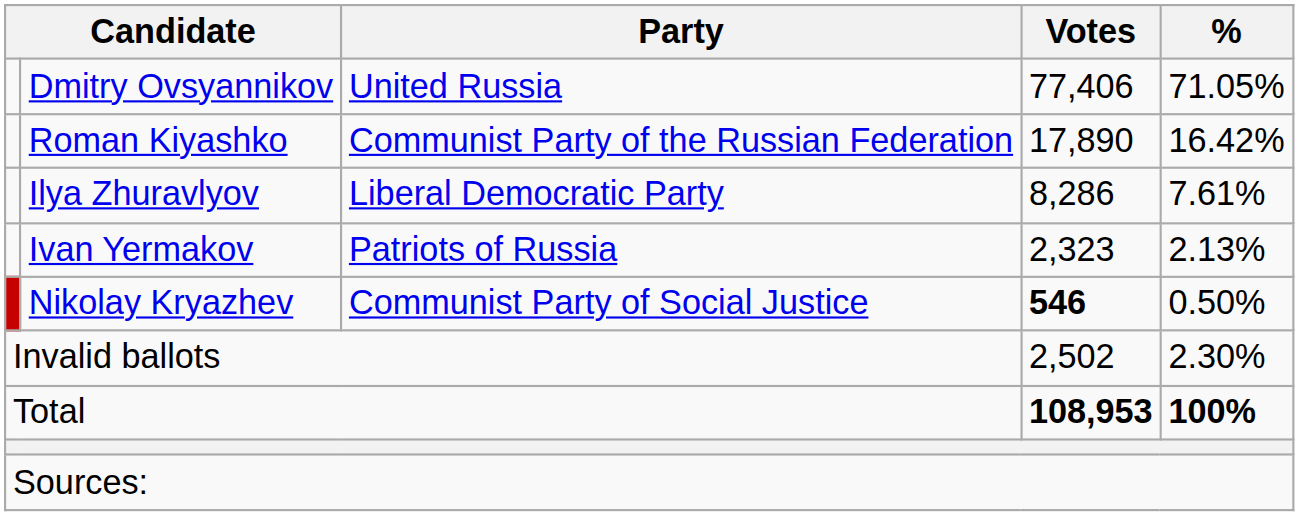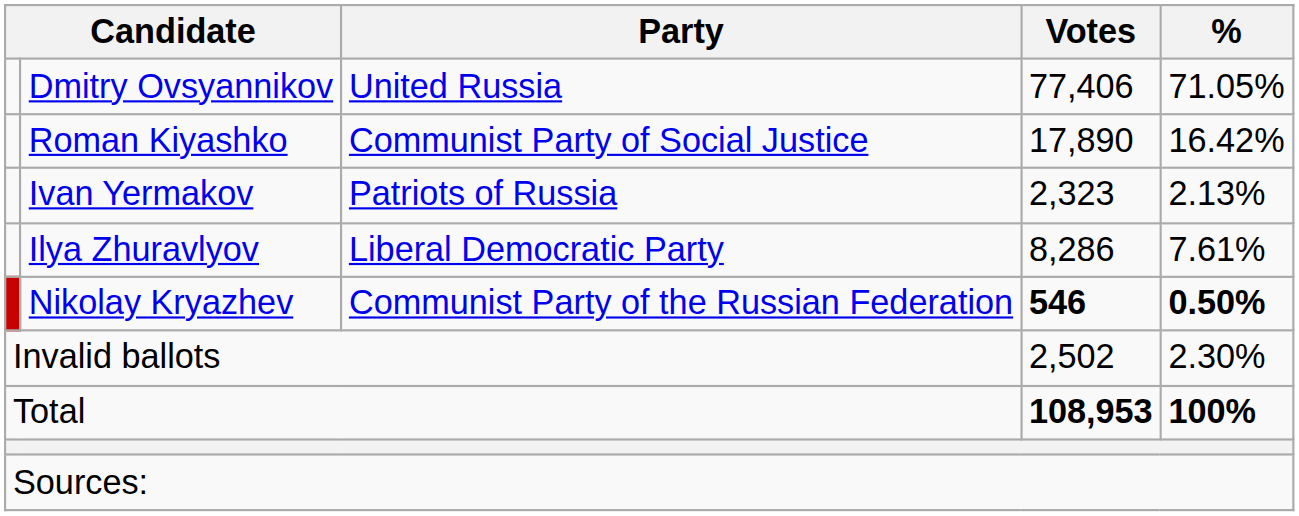(681, 140) Communist Party of the Russian Federation -> (609, 140) Communist Party of Social Justice
rows swapped: (144, 194) <-> (141, 248)
(609, 303) Communist Party of Social Justice -> (681, 303) Communist Party of the Russian Federation
(1217, 303) normal -> (1217, 303) bold
